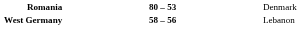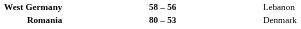rows swapped: (33, 20) <-> (45, 7)
